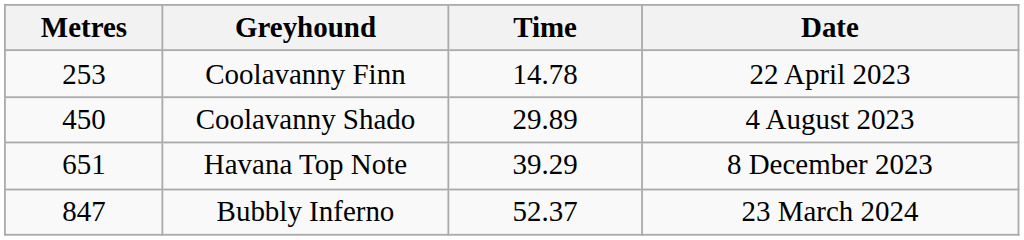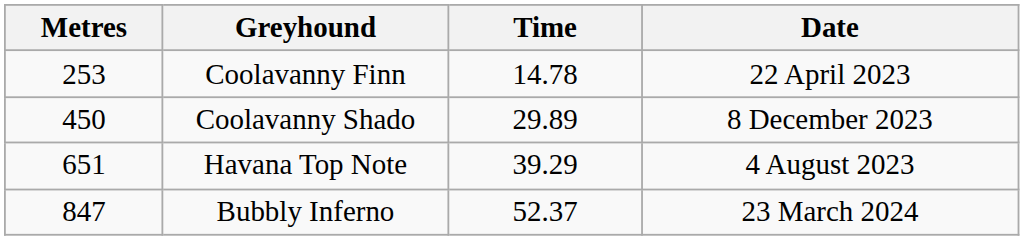(830, 119) 4 August 2023 -> (830, 119) 8 December 2023
(830, 165) 8 December 2023 -> (830, 165) 4 August 2023
